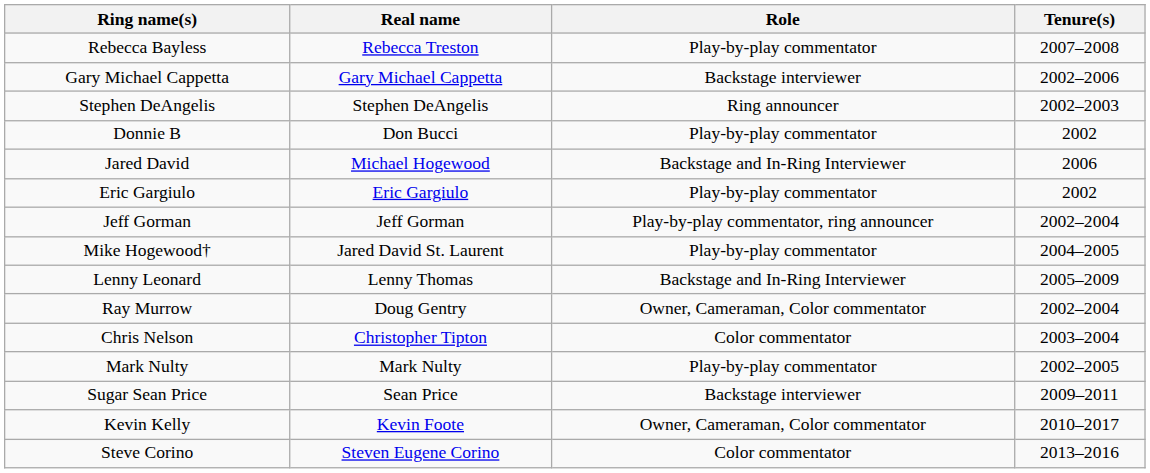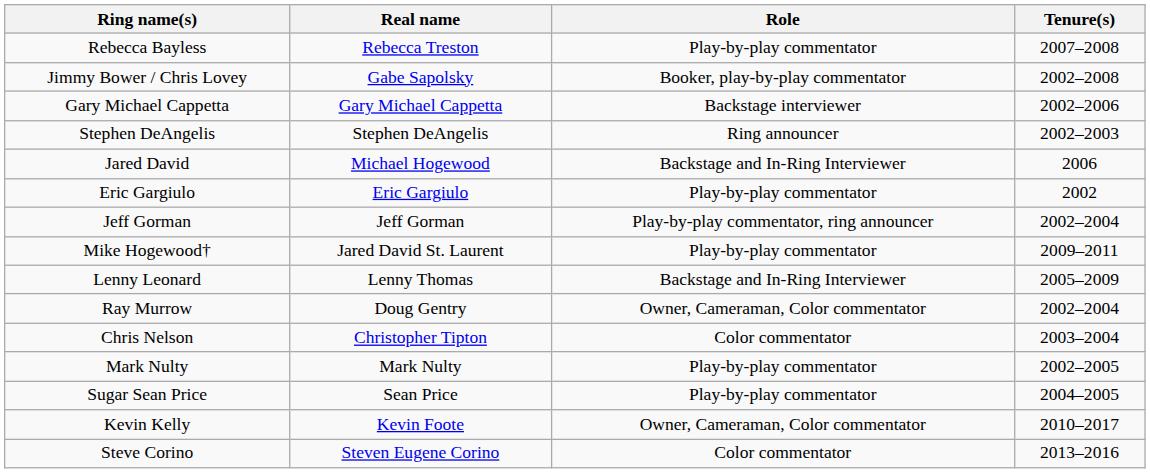+ row: (147, 76)
- row: (147, 134)
(1079, 250) 2004–2005 -> (1079, 250) 2009–2011
(783, 394) Backstage interviewer -> (783, 394) Play-by-play commentator
(1079, 394) 2009–2011 -> (1079, 394) 2004–2005
